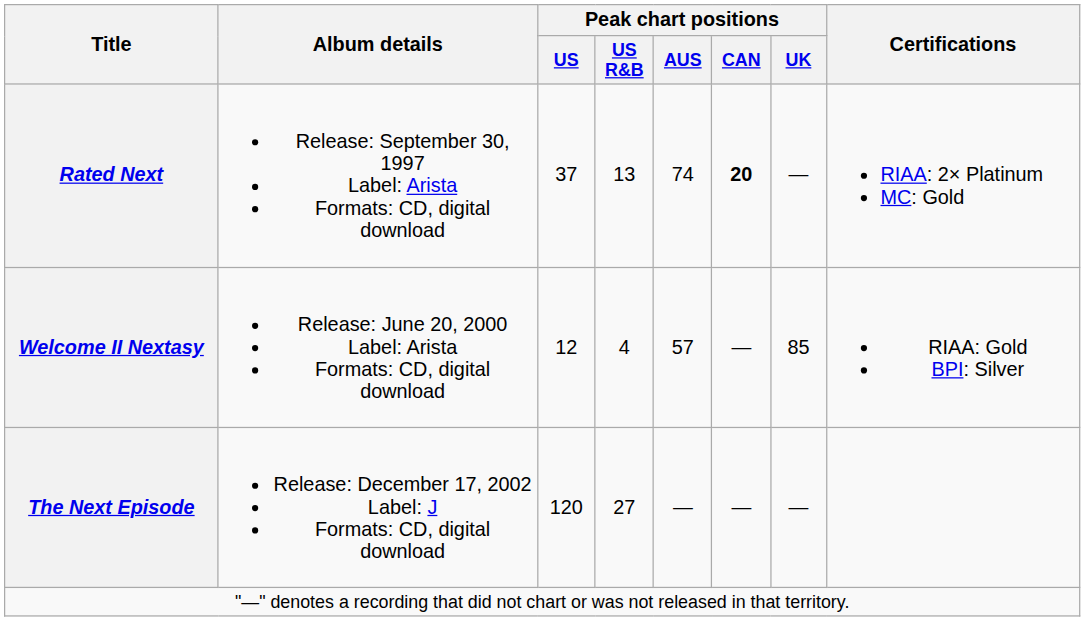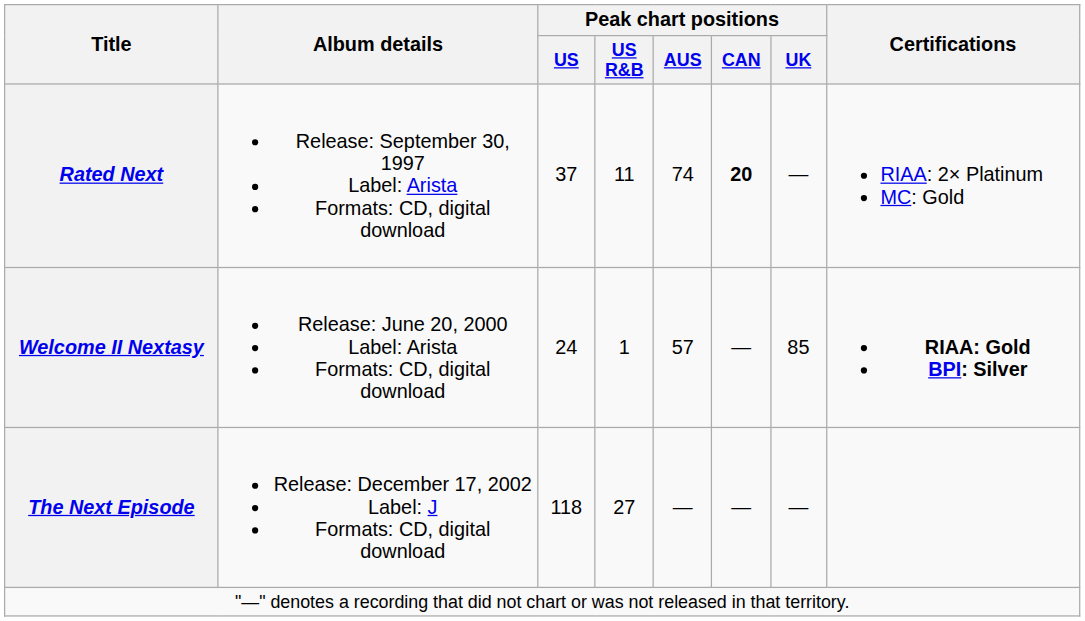(624, 175) 13 -> (624, 175) 11
(566, 346) 12 -> (566, 346) 24
(624, 346) 4 -> (624, 346) 1
(953, 358) normal -> (953, 358) bold
(566, 507) 120 -> (566, 507) 118
